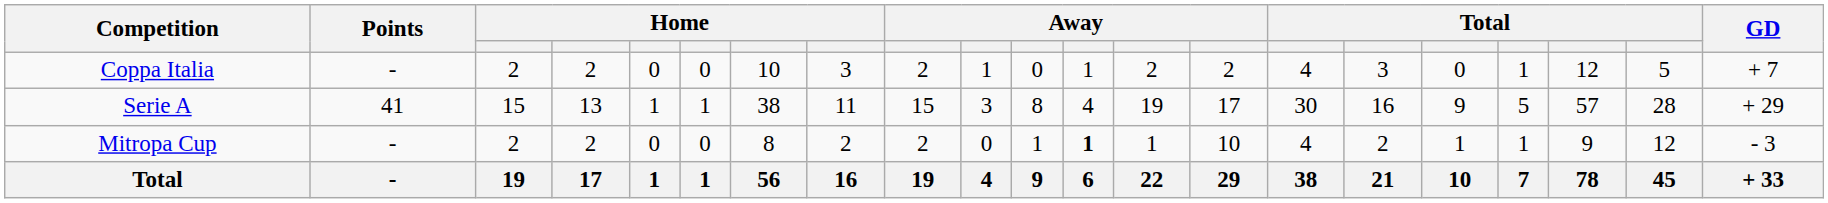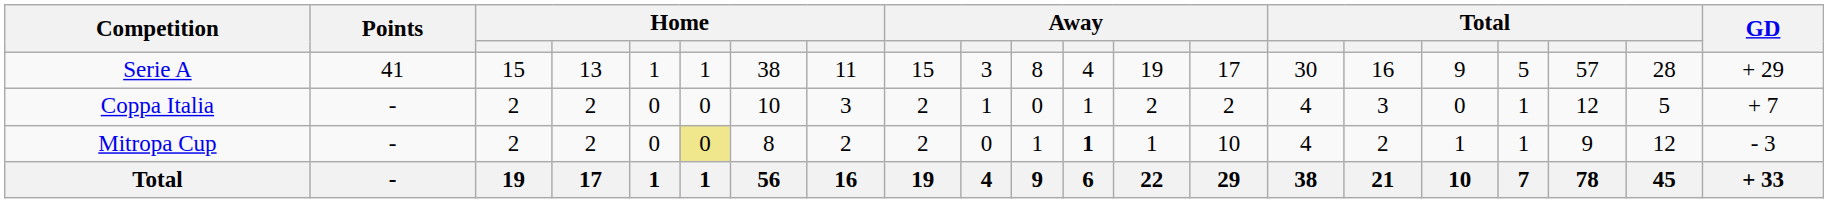rows swapped: (157, 106) <-> (157, 69)
(705, 143) no background -> (705, 143) khaki background
